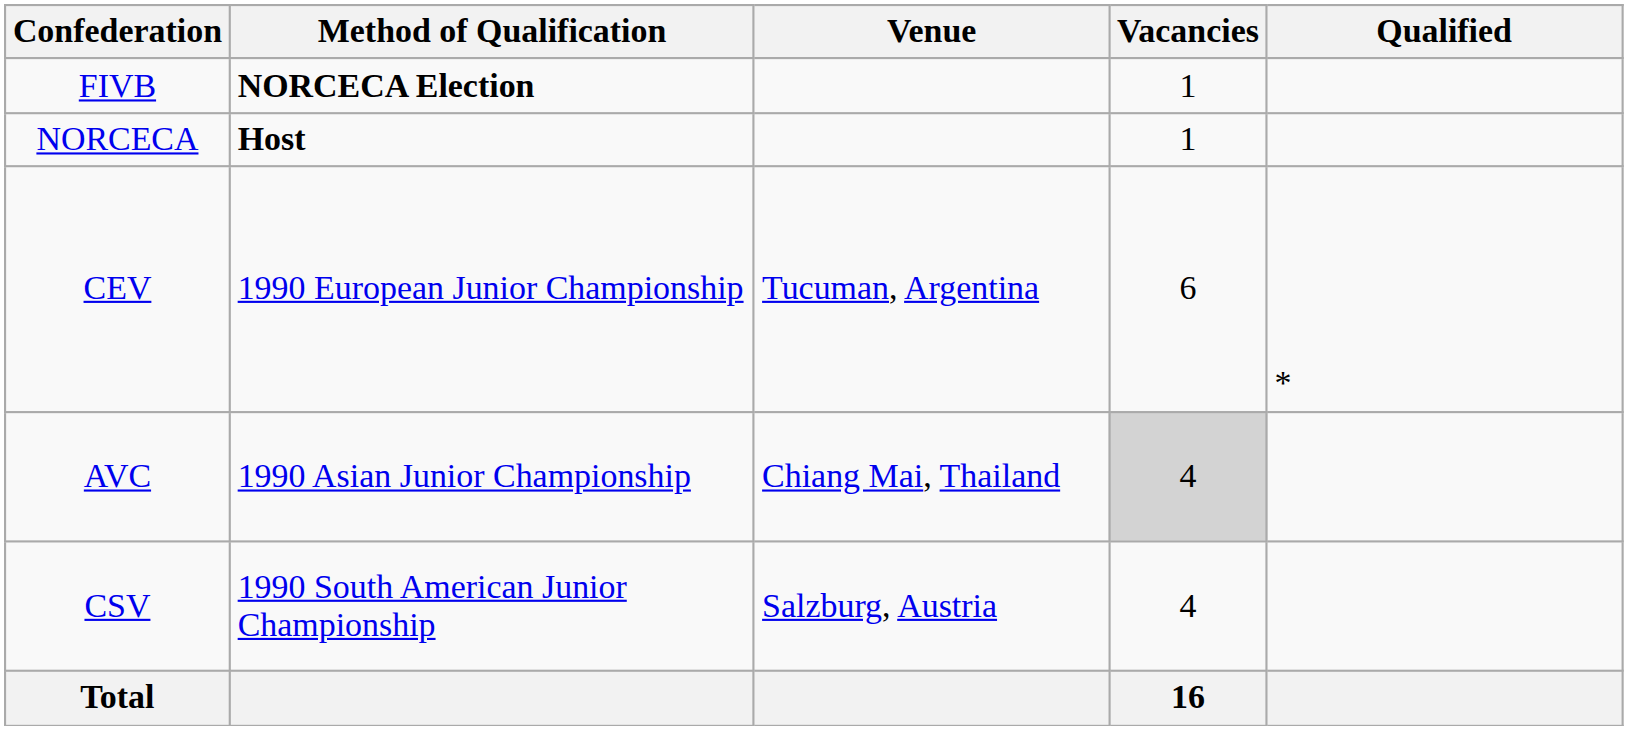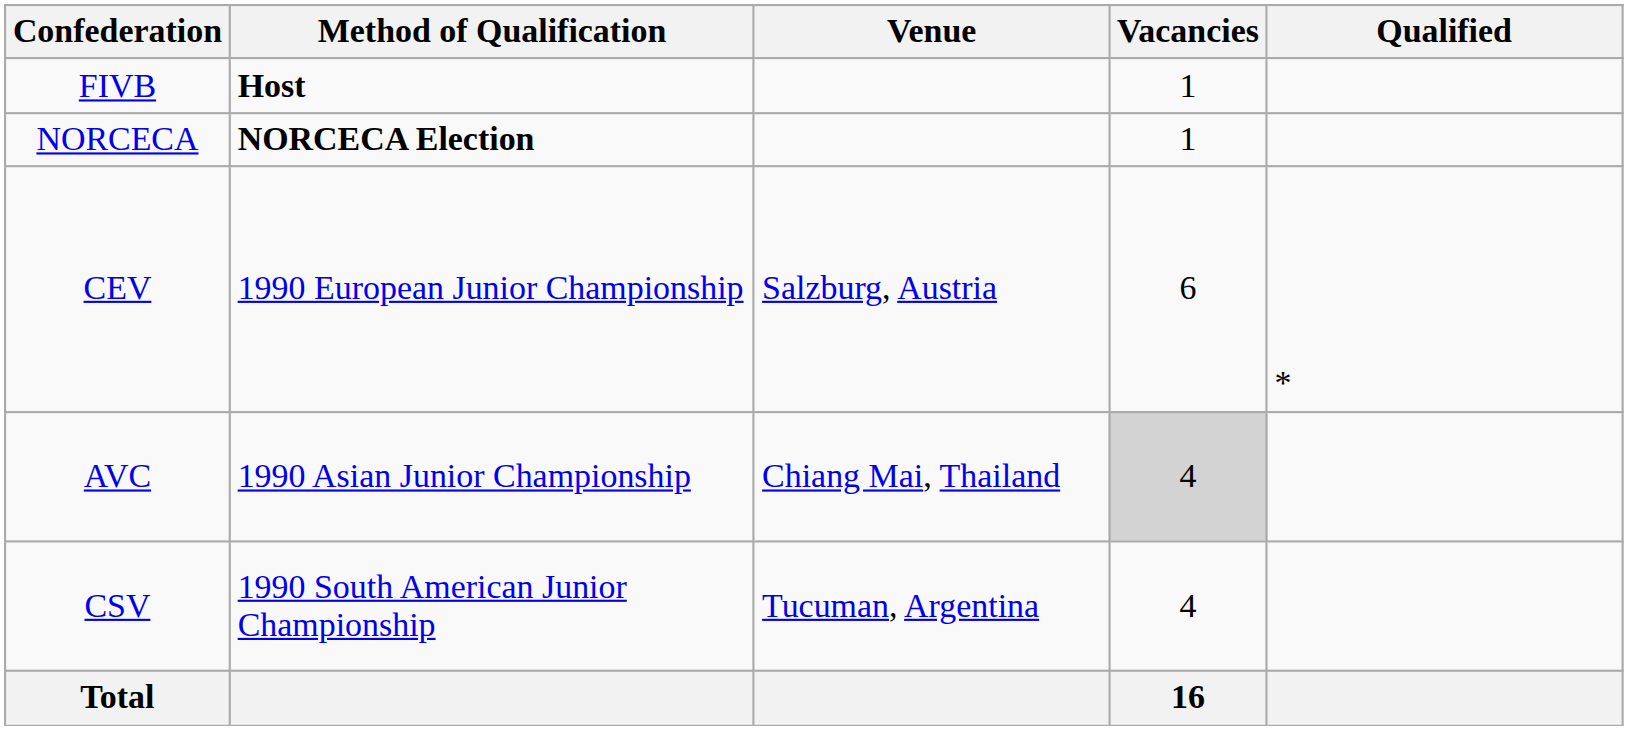(386, 85) NORCECA Election -> (272, 85) Host
(272, 138) Host -> (386, 138) NORCECA Election
(901, 288) Tucuman, Argentina -> (880, 288) Salzburg, Austria
(880, 605) Salzburg, Austria -> (901, 605) Tucuman, Argentina
